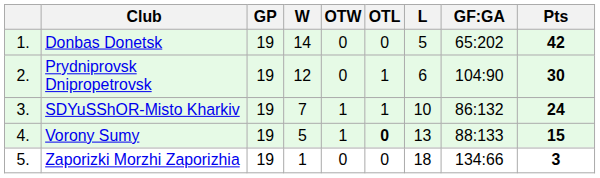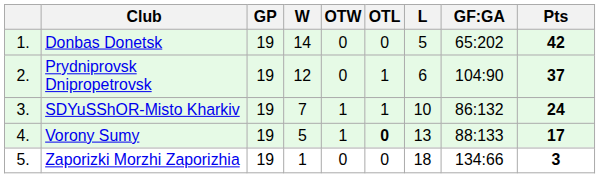(556, 76) 30 -> (556, 76) 37
(556, 135) 15 -> (556, 135) 17
